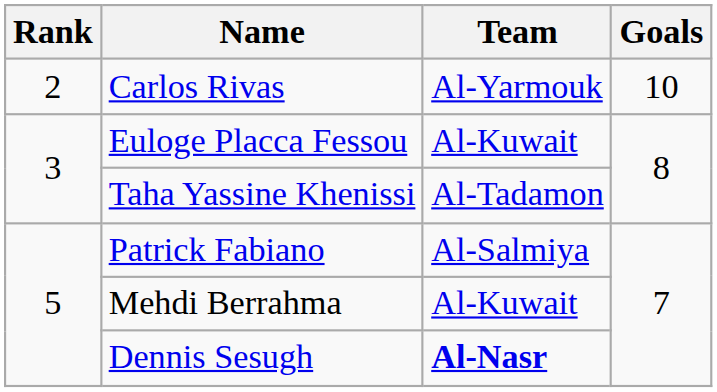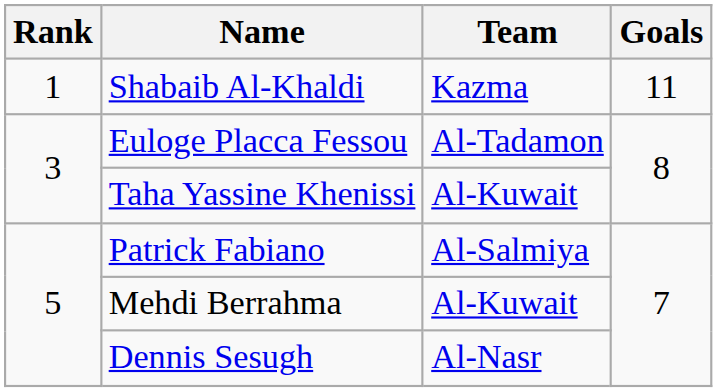+ row: (237, 85)
- row: (197, 85)
(504, 140) Al-Kuwait -> (517, 140) Al-Tadamon
(517, 194) Al-Tadamon -> (504, 194) Al-Kuwait
(489, 357) bold -> (486, 357) normal
